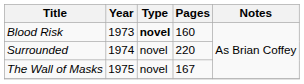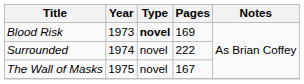(185, 32) 160 -> (185, 32) 169
(185, 50) 220 -> (185, 50) 222
